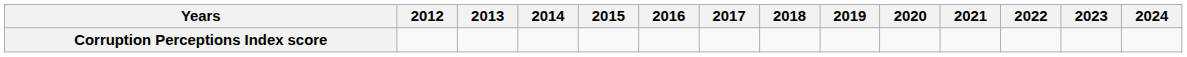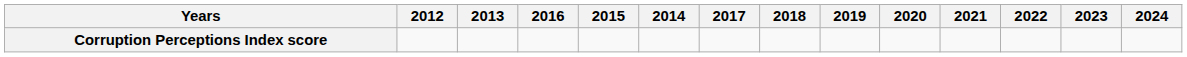columns swapped: (548, 16) <-> (669, 16)
